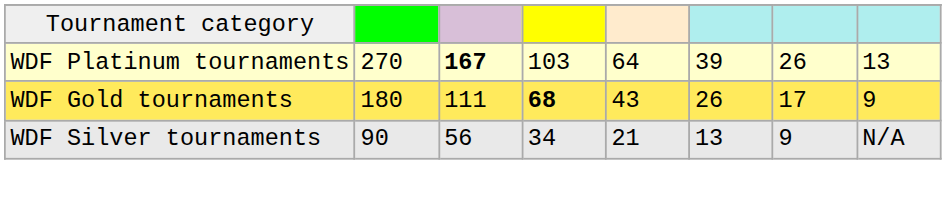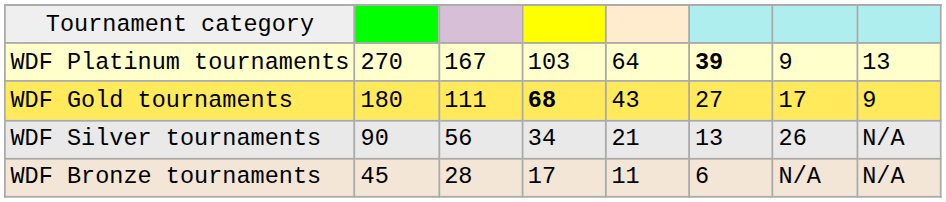(465, 62) bold -> (465, 62) normal
(709, 62) normal -> (709, 62) bold
(793, 62) 26 -> (786, 62) 9
(709, 101) 26 -> (709, 101) 27
(786, 139) 9 -> (793, 139) 26
+ row: (166, 177)
